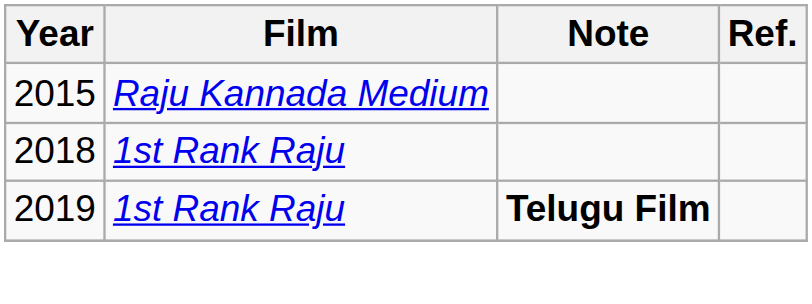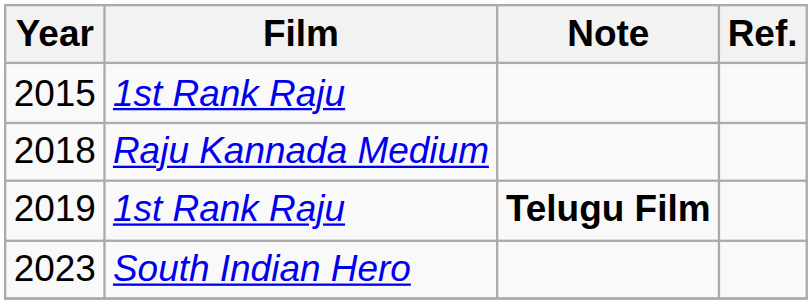(301, 92) Raju Kannada Medium -> (229, 92) 1st Rank Raju
(229, 151) 1st Rank Raju -> (301, 151) Raju Kannada Medium
+ row: (55, 268)
